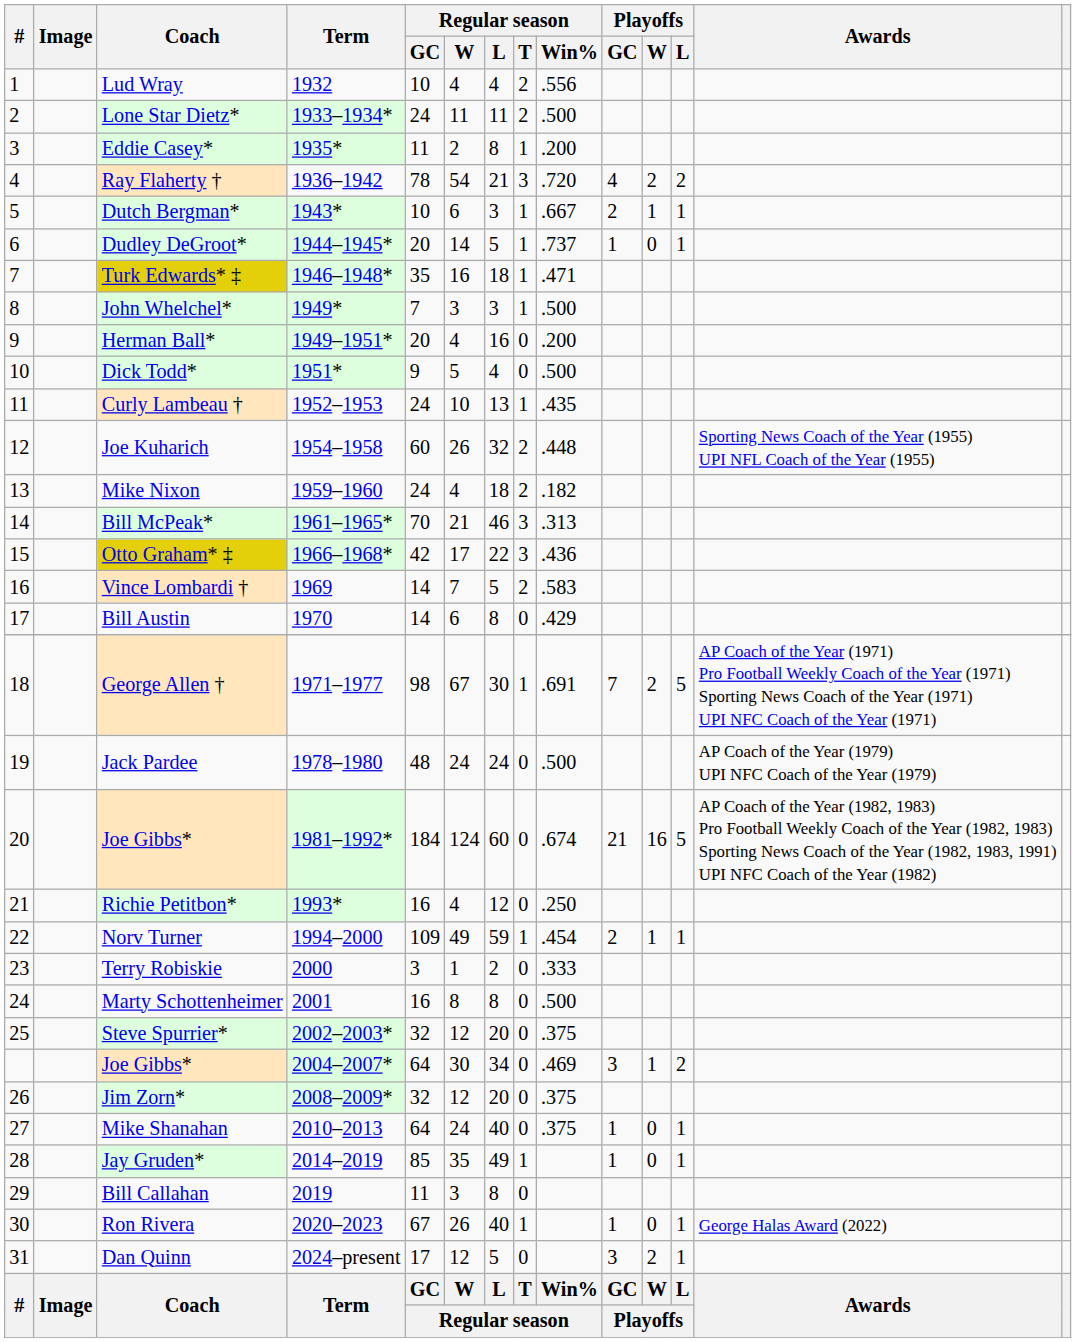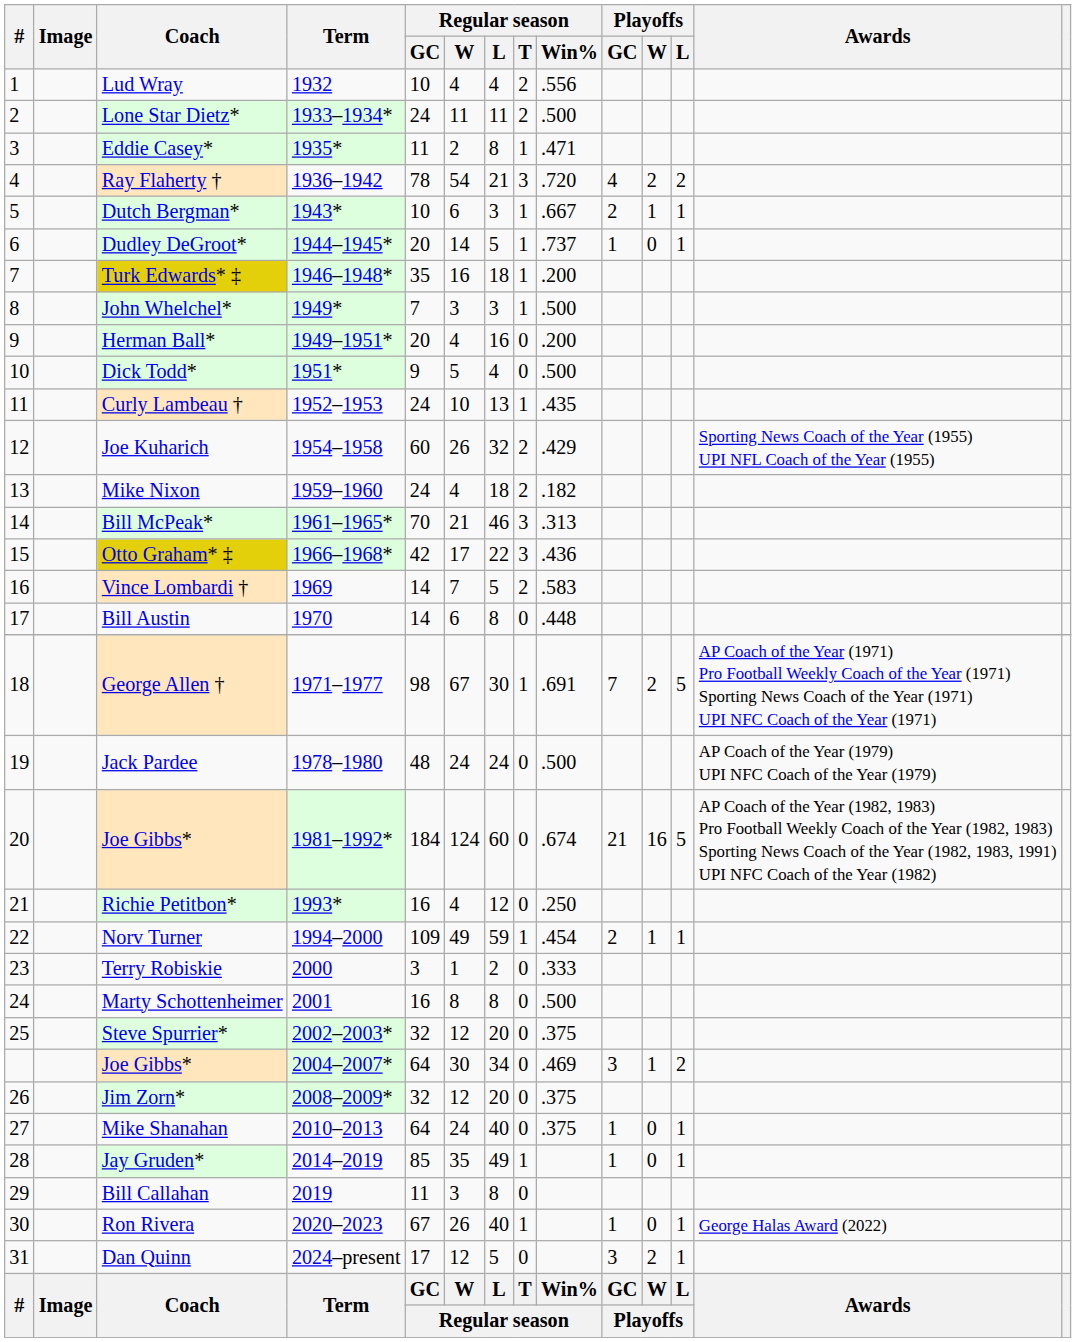(559, 148) .200 -> (559, 148) .471
(559, 276) .471 -> (559, 276) .200
(559, 447) .448 -> (559, 447) .429
(559, 618) .429 -> (559, 618) .448
